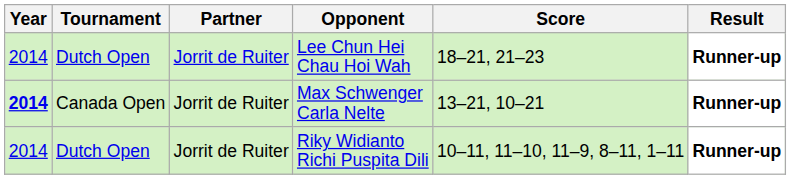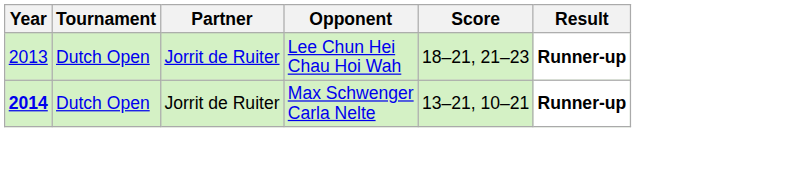(28, 56) 2014 -> (28, 56) 2013
(111, 104) Canada Open -> (103, 104) Dutch Open
- row: (363, 151)
